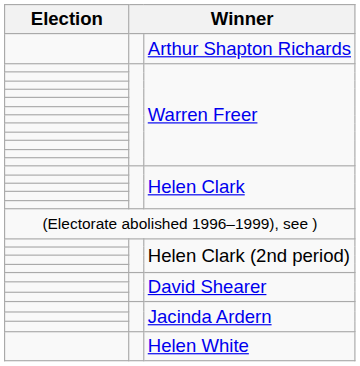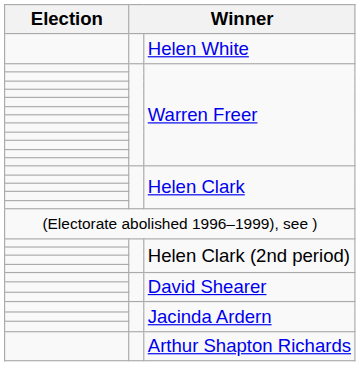rows swapped: (67, 49) <-> (67, 346)
